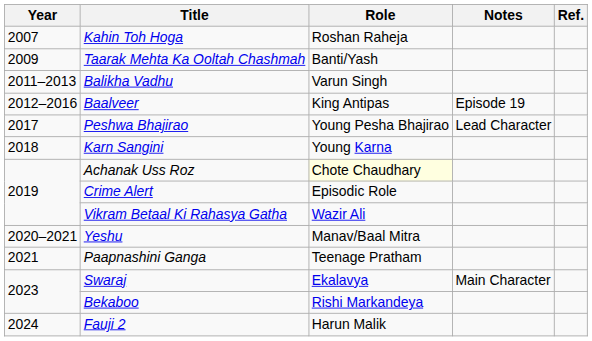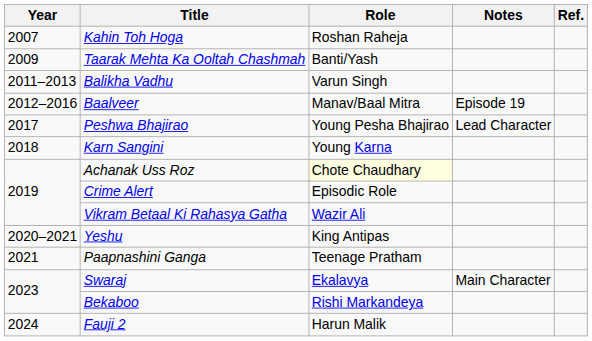(350, 103) King Antipas -> (366, 103) Manav/Baal Mitra
(366, 236) Manav/Baal Mitra -> (350, 236) King Antipas
